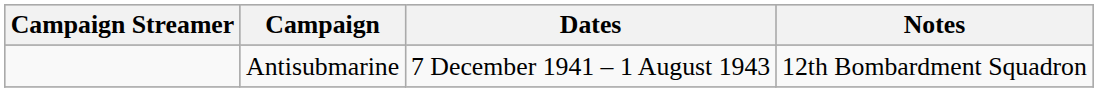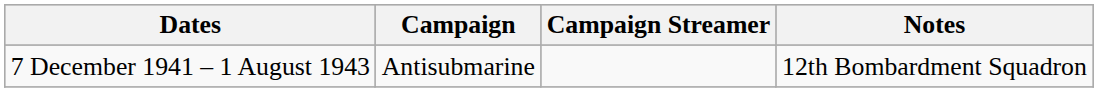columns swapped: (122, 24) <-> (591, 24)
